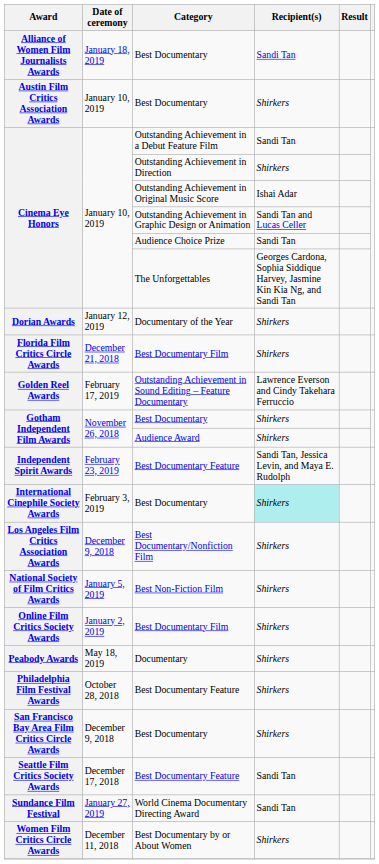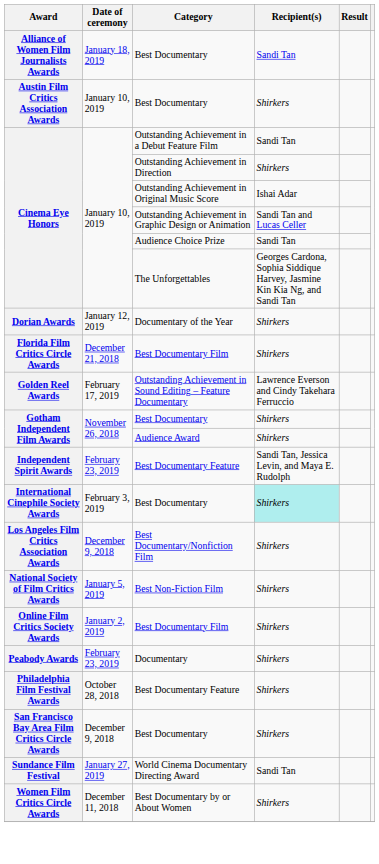(101, 658) May 18, 2019 -> (102, 658) February 23, 2019
- row: (43, 776)
